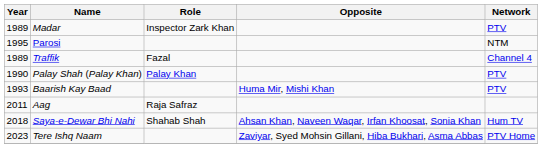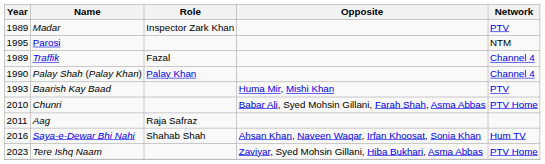(497, 74) PTV -> (512, 74) Channel 4
+ row: (47, 105)
(17, 120) 2018 -> (17, 136) 2016
